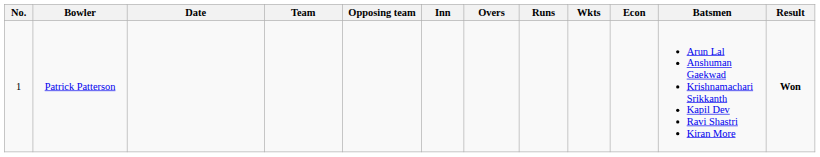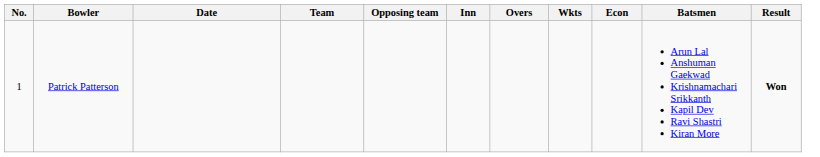- column: (543, 12)
